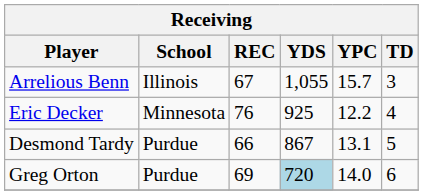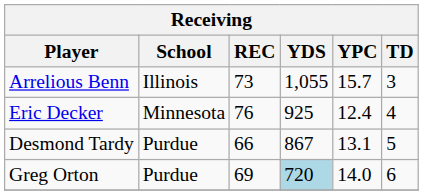(244, 81) 67 -> (244, 81) 73
(354, 112) 12.2 -> (354, 112) 12.4
